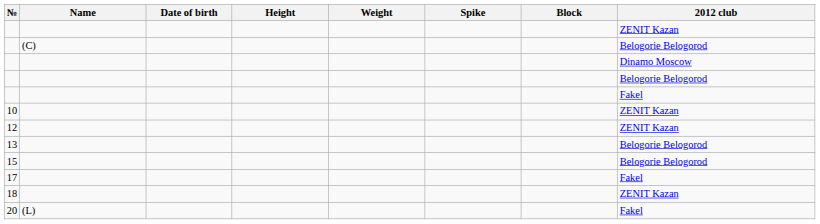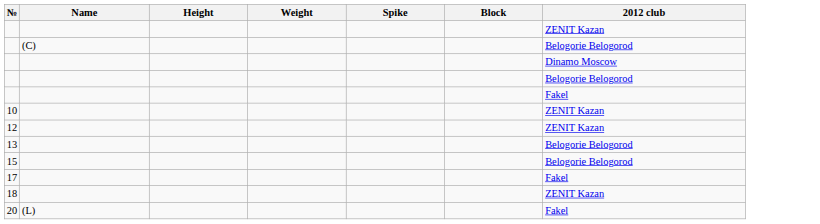- column: (189, 12)
